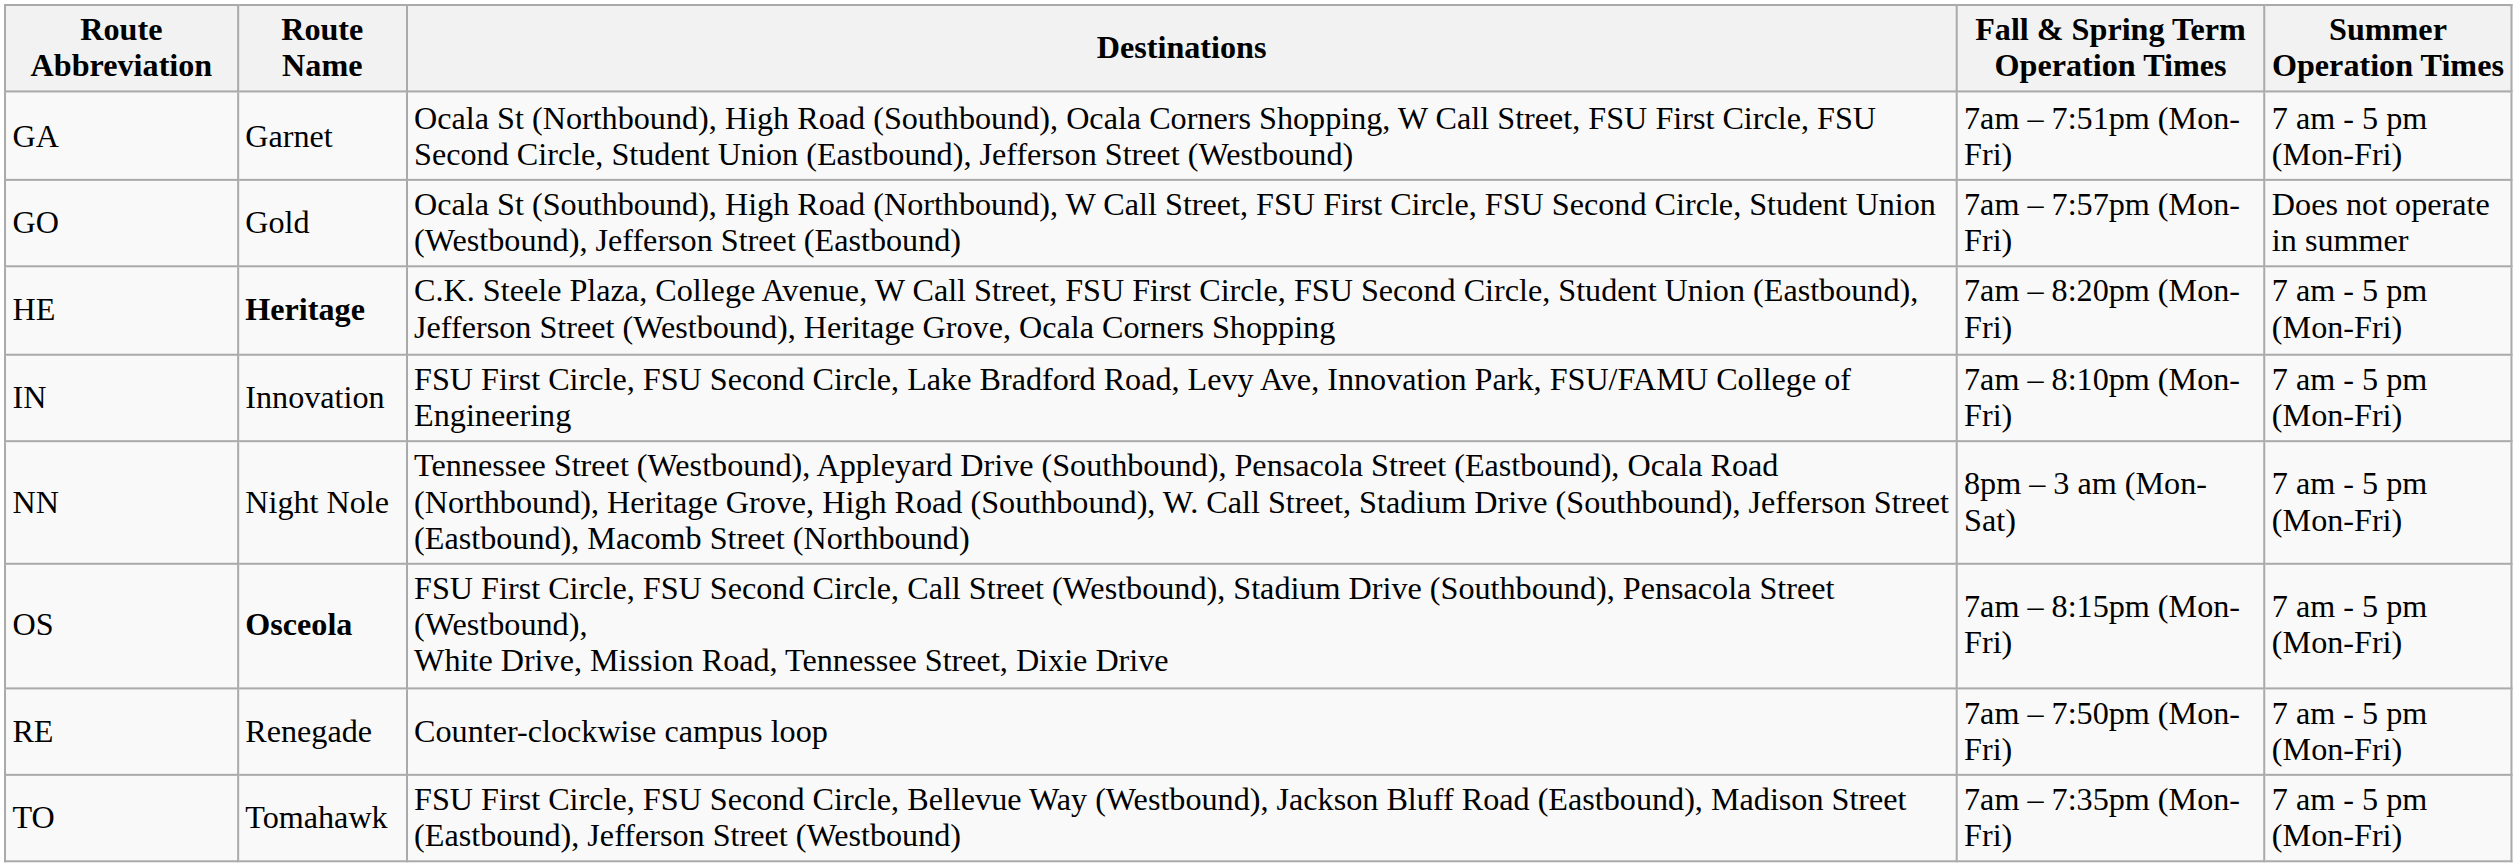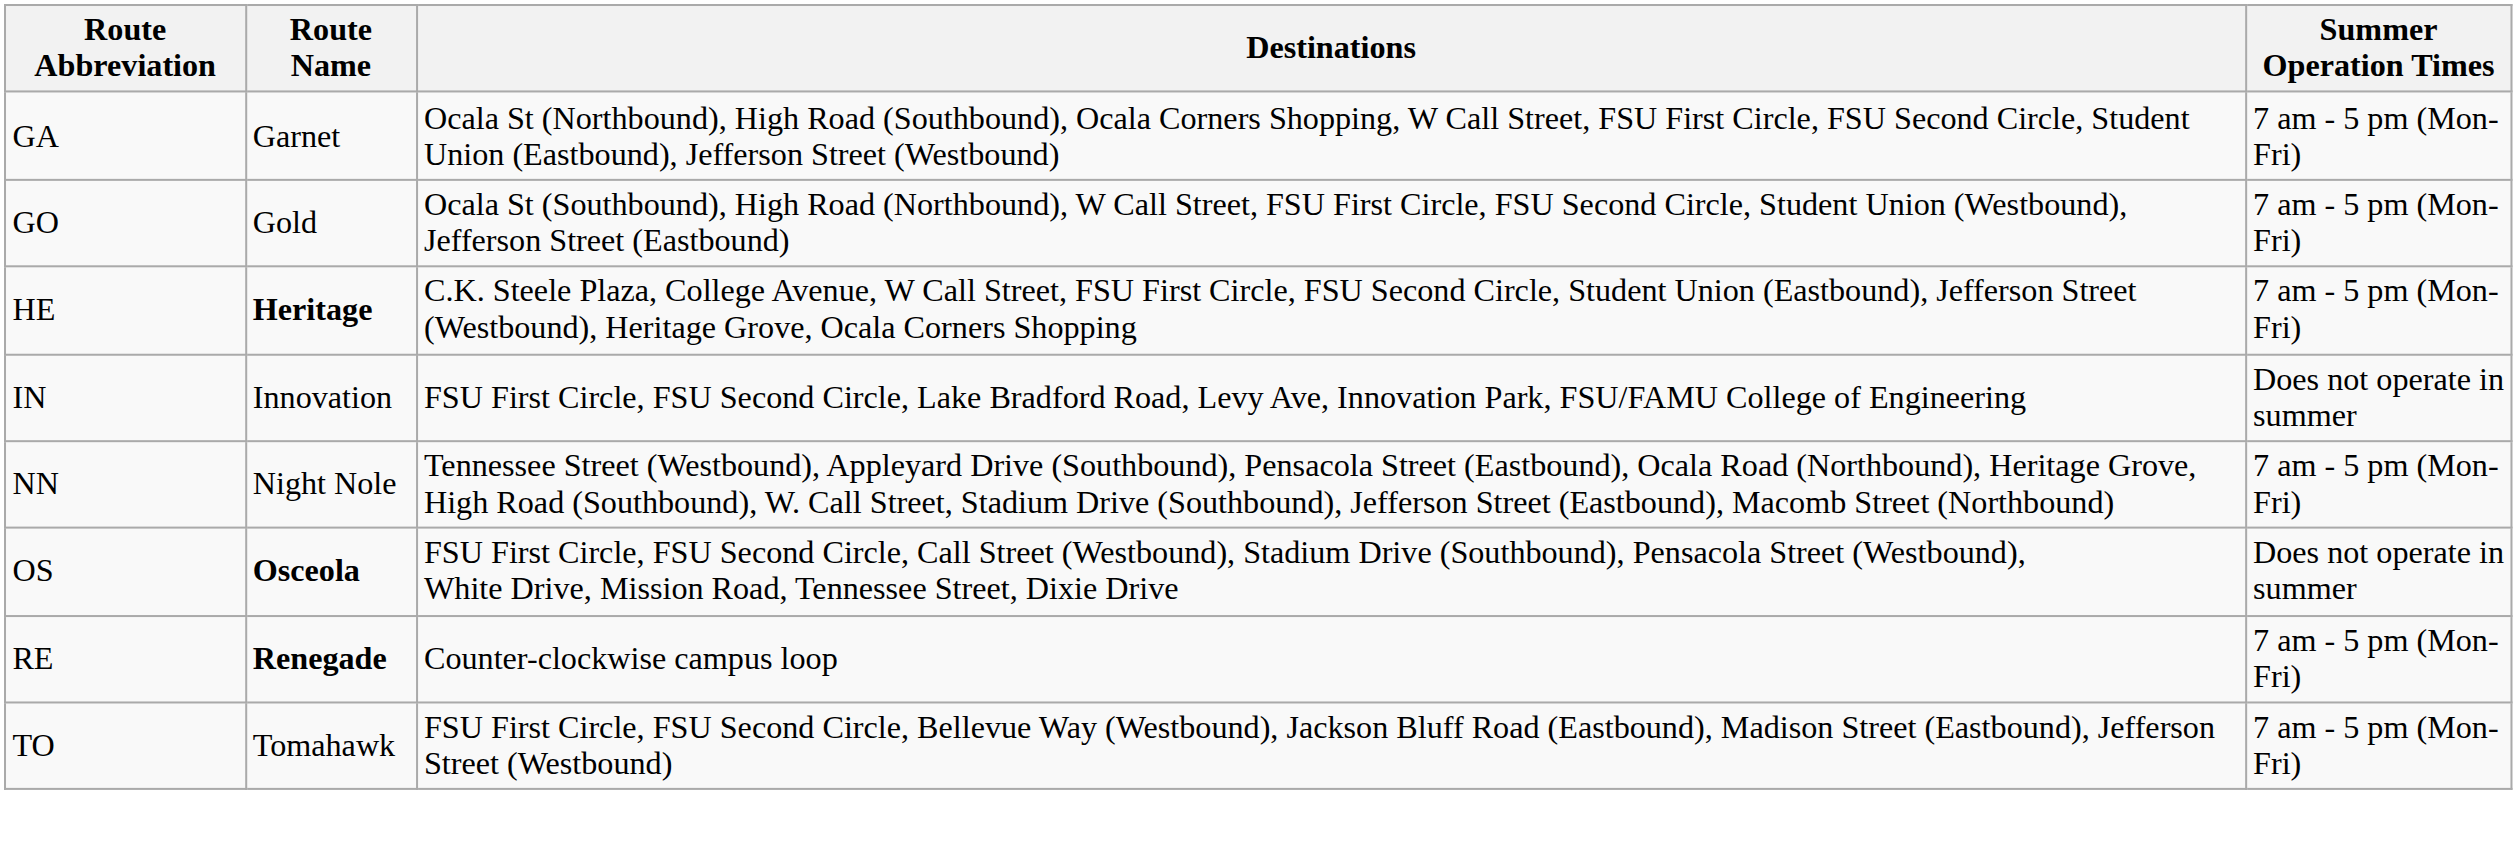- column: (2111, 48)
(2381, 222) Does not operate in summer -> (2376, 222) 7 am - 5 pm (Mon-Fri)
(2350, 396) 7 am - 5 pm (Mon-Fri) -> (2379, 396) Does not operate in summer
(2350, 625) 7 am - 5 pm (Mon-Fri) -> (2379, 571) Does not operate in summer
(309, 730) normal -> (320, 658) bold
